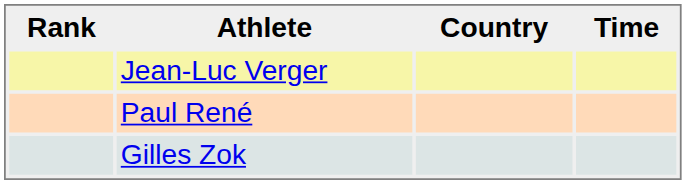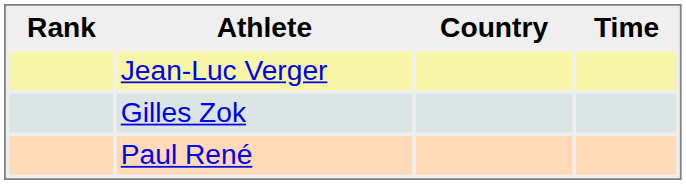rows swapped: (183, 154) <-> (187, 112)
